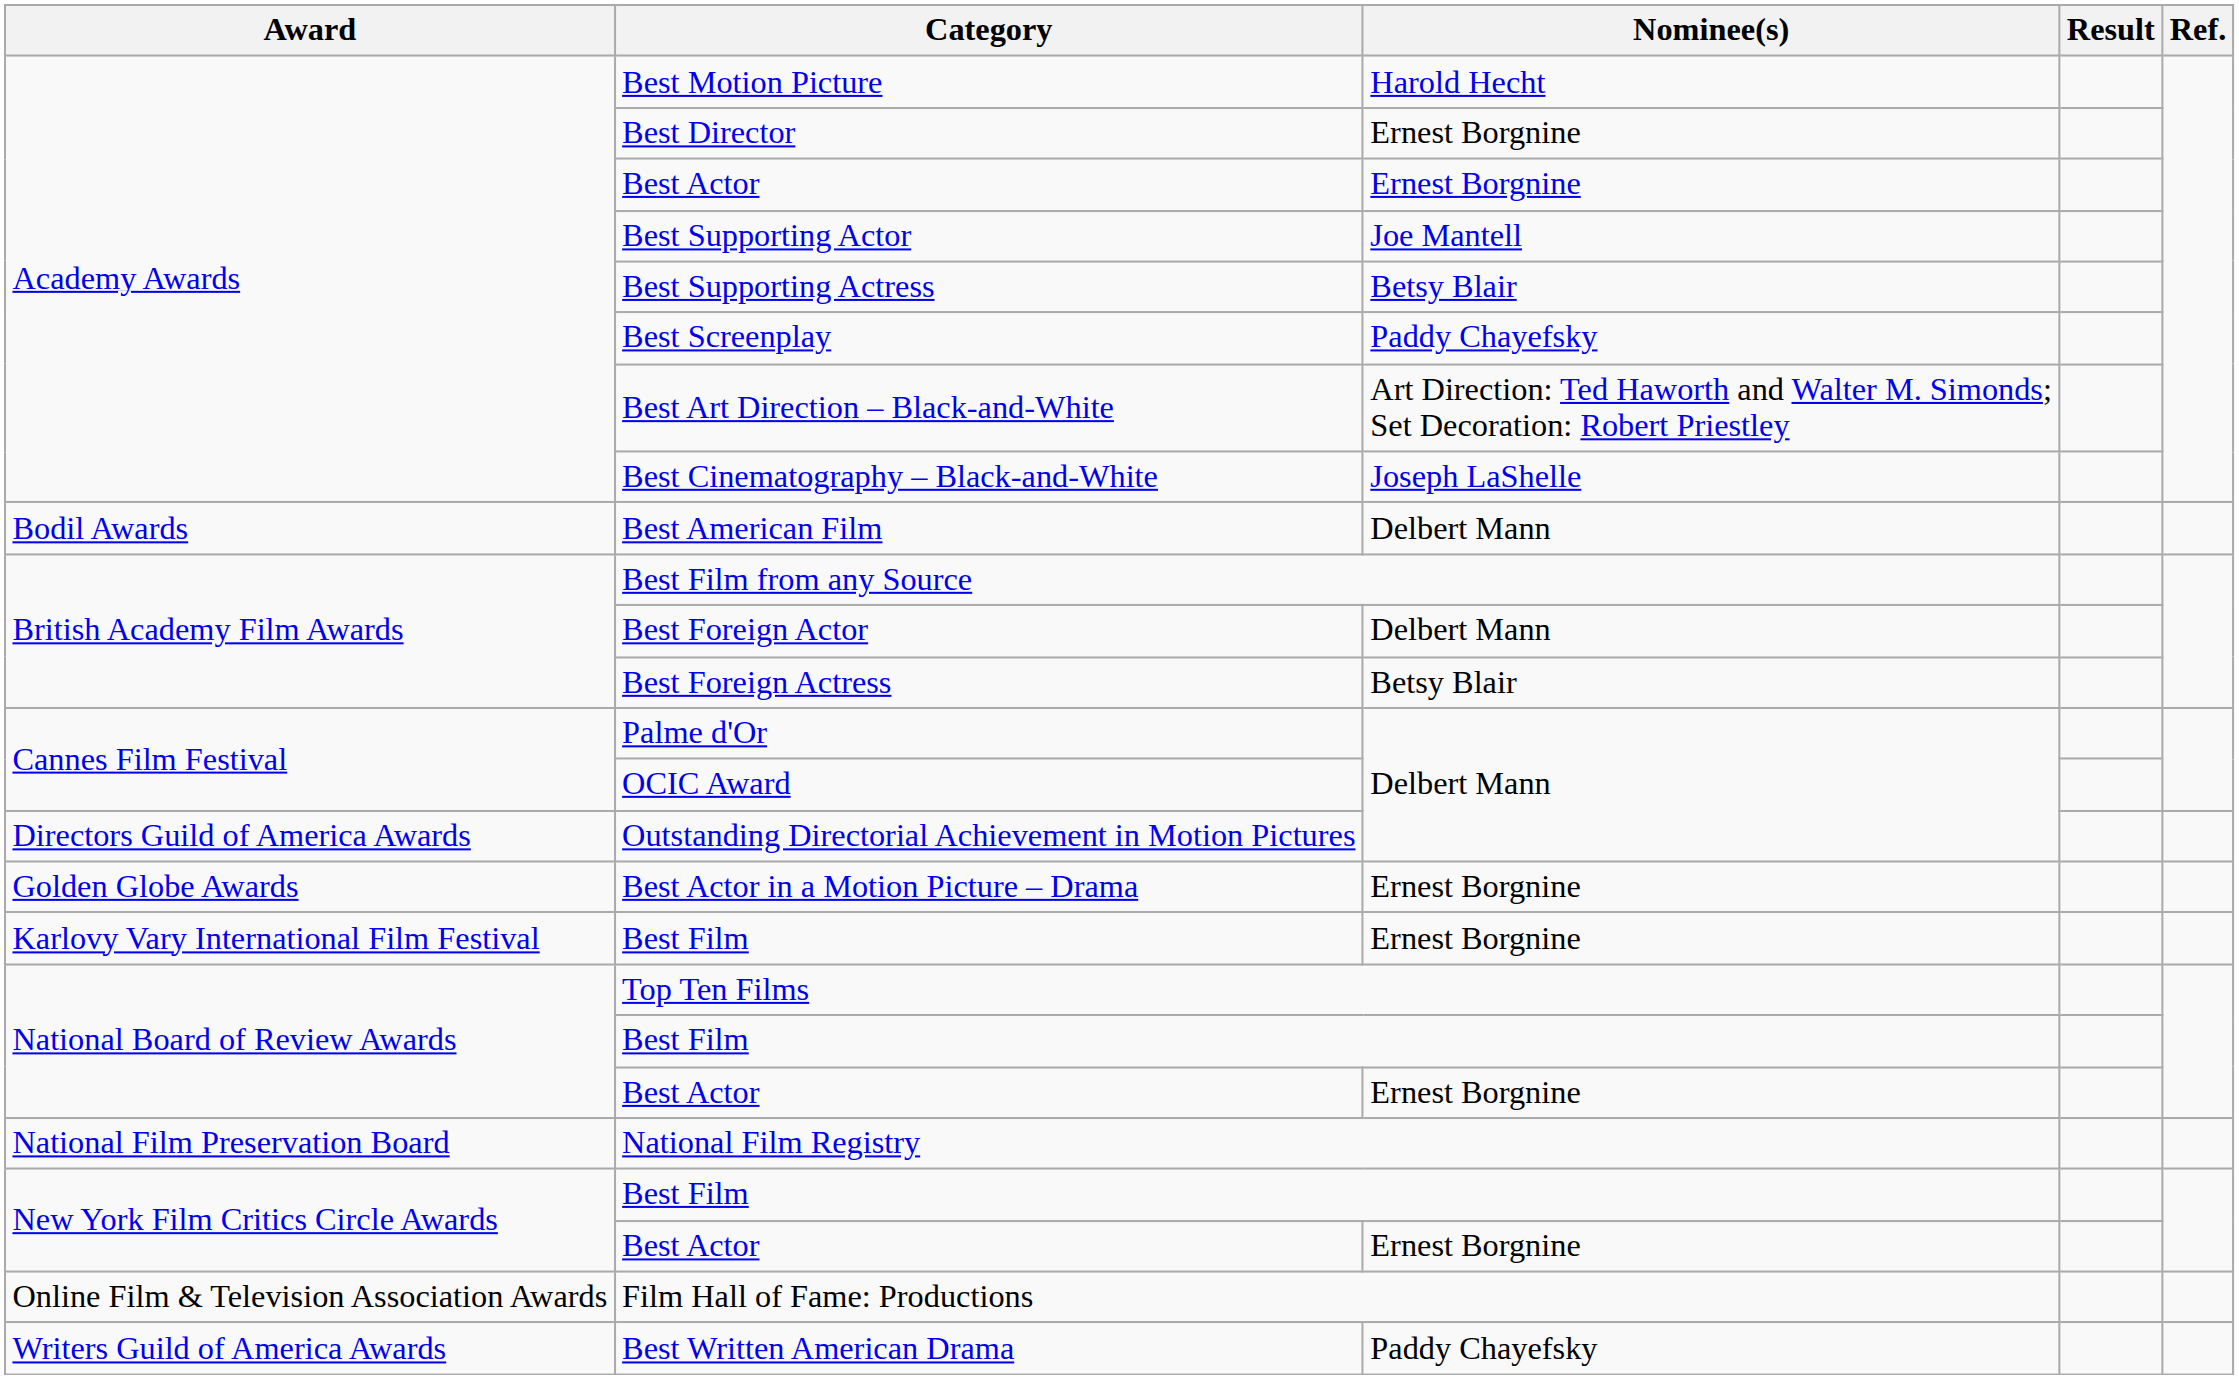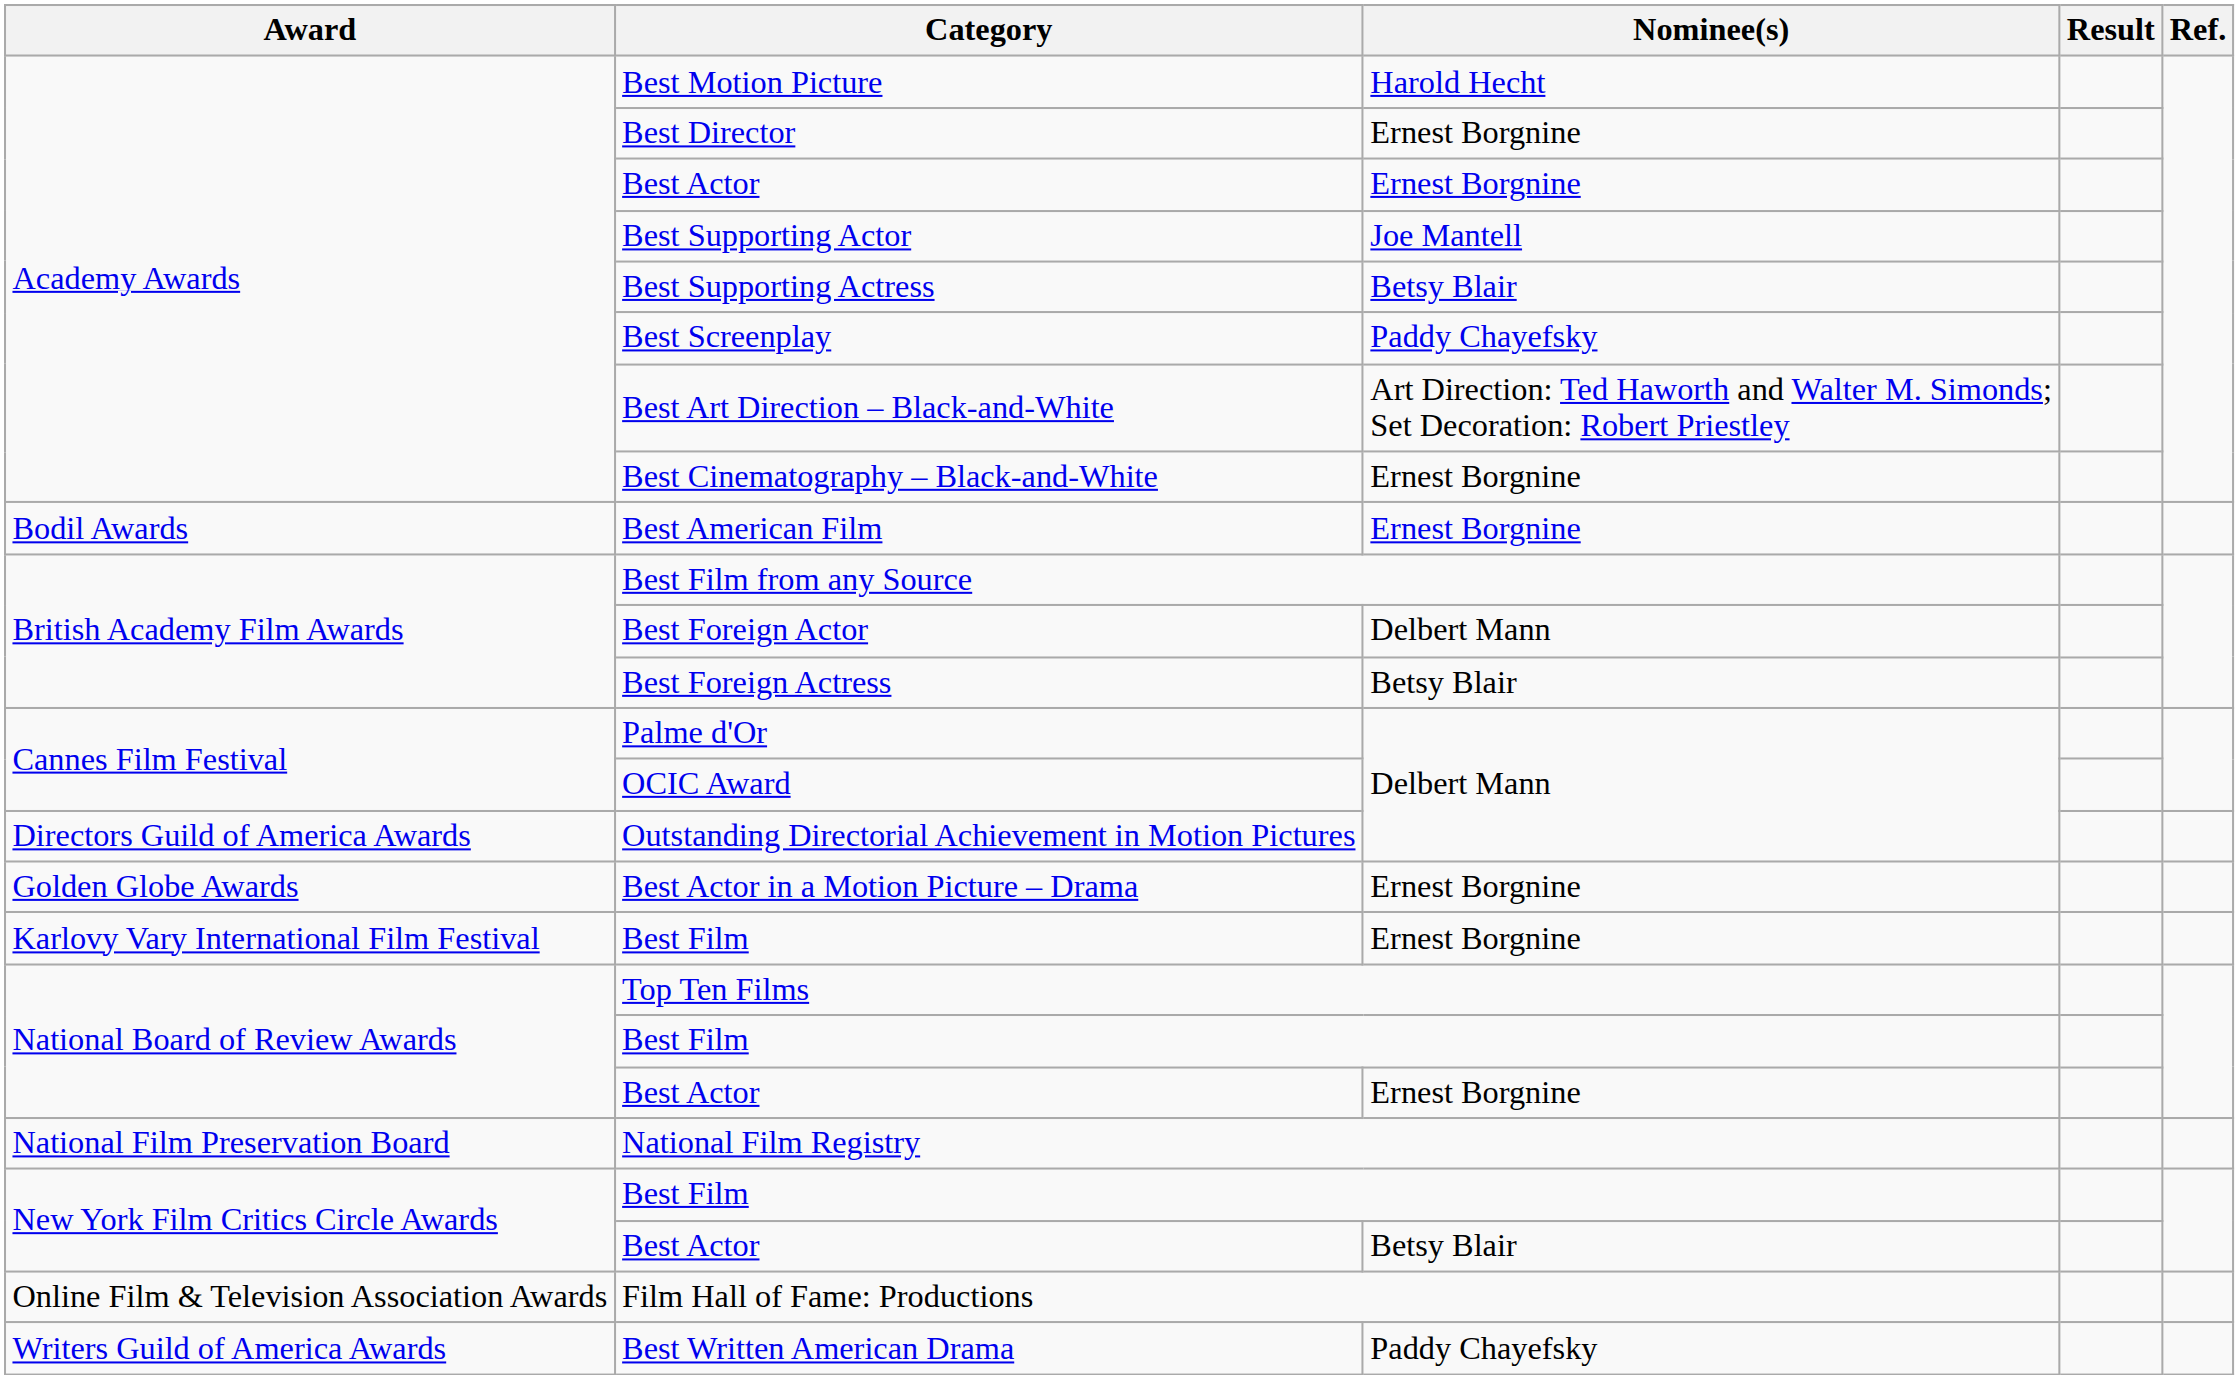(1476, 476) Joseph LaShelle -> (1476, 476) Ernest Borgnine
(1461, 527) Delbert Mann -> (1476, 527) Ernest Borgnine
(1476, 1245) Ernest Borgnine -> (1444, 1245) Betsy Blair
